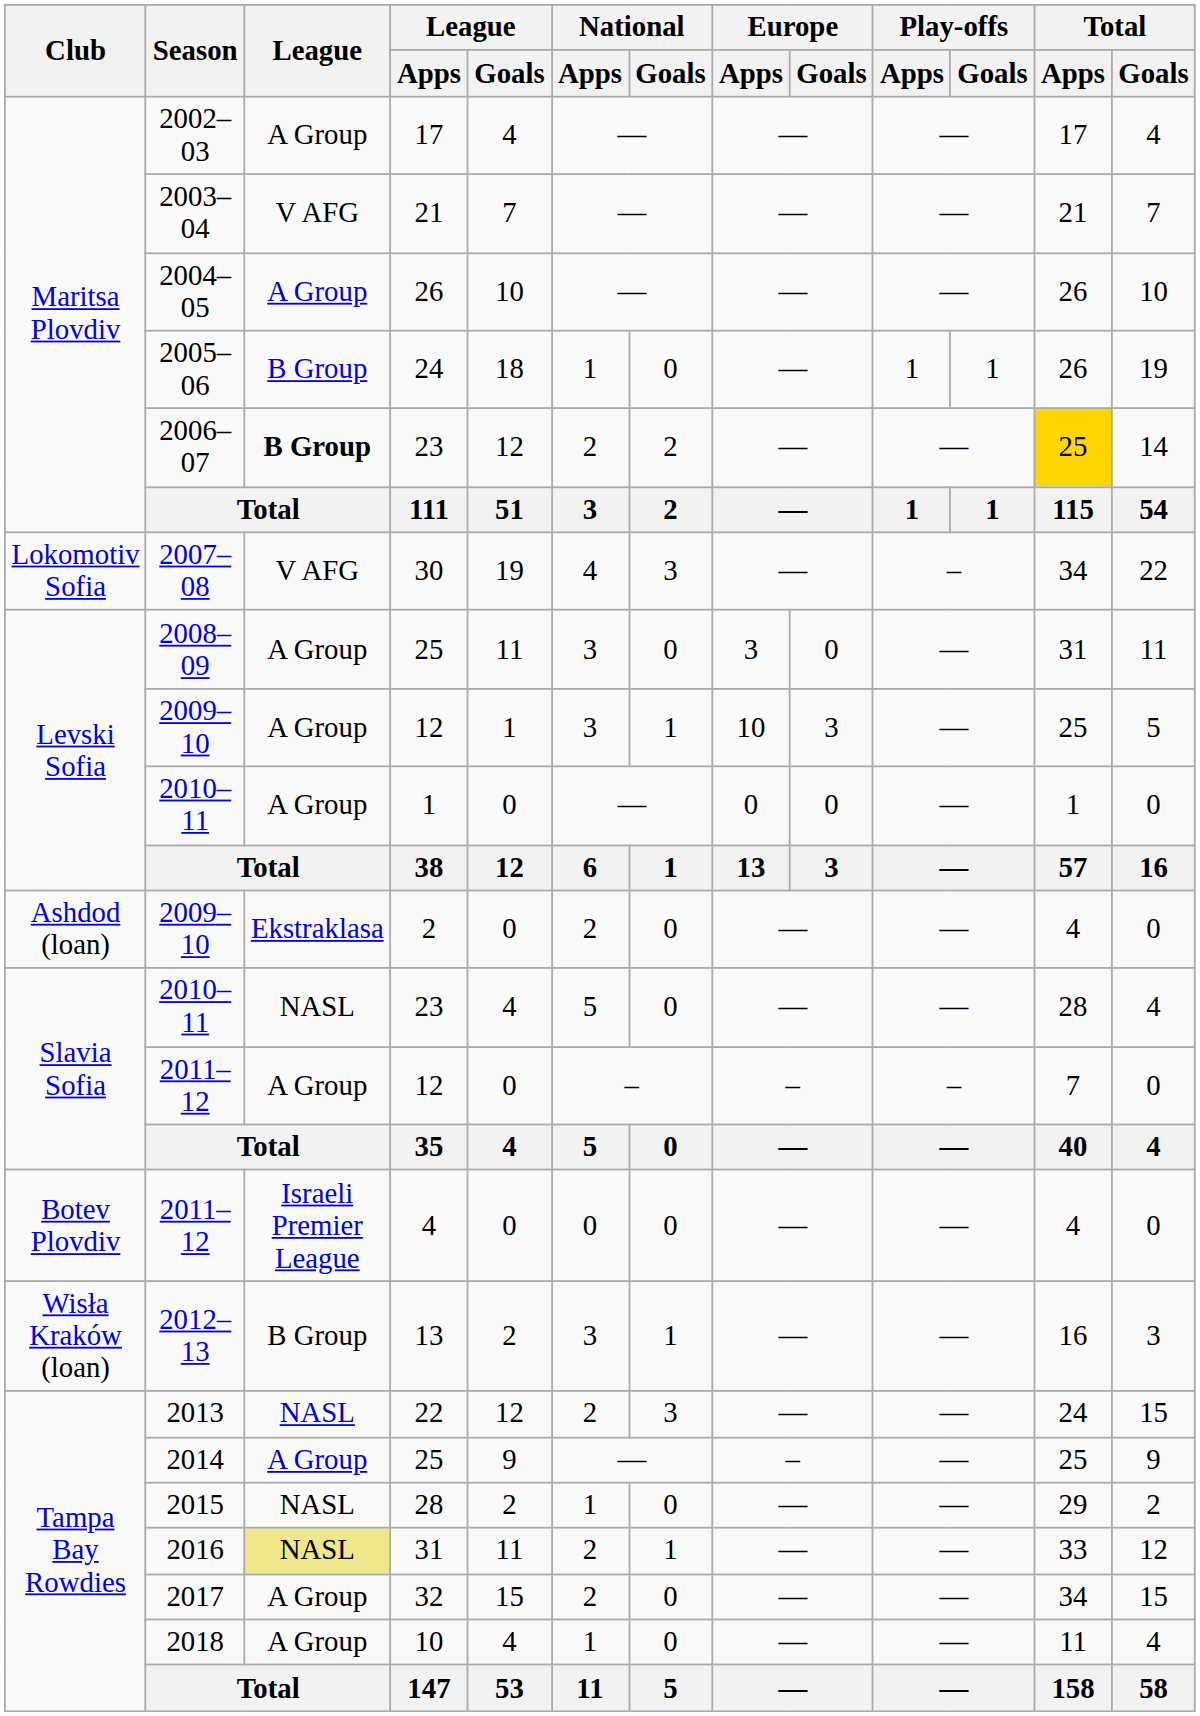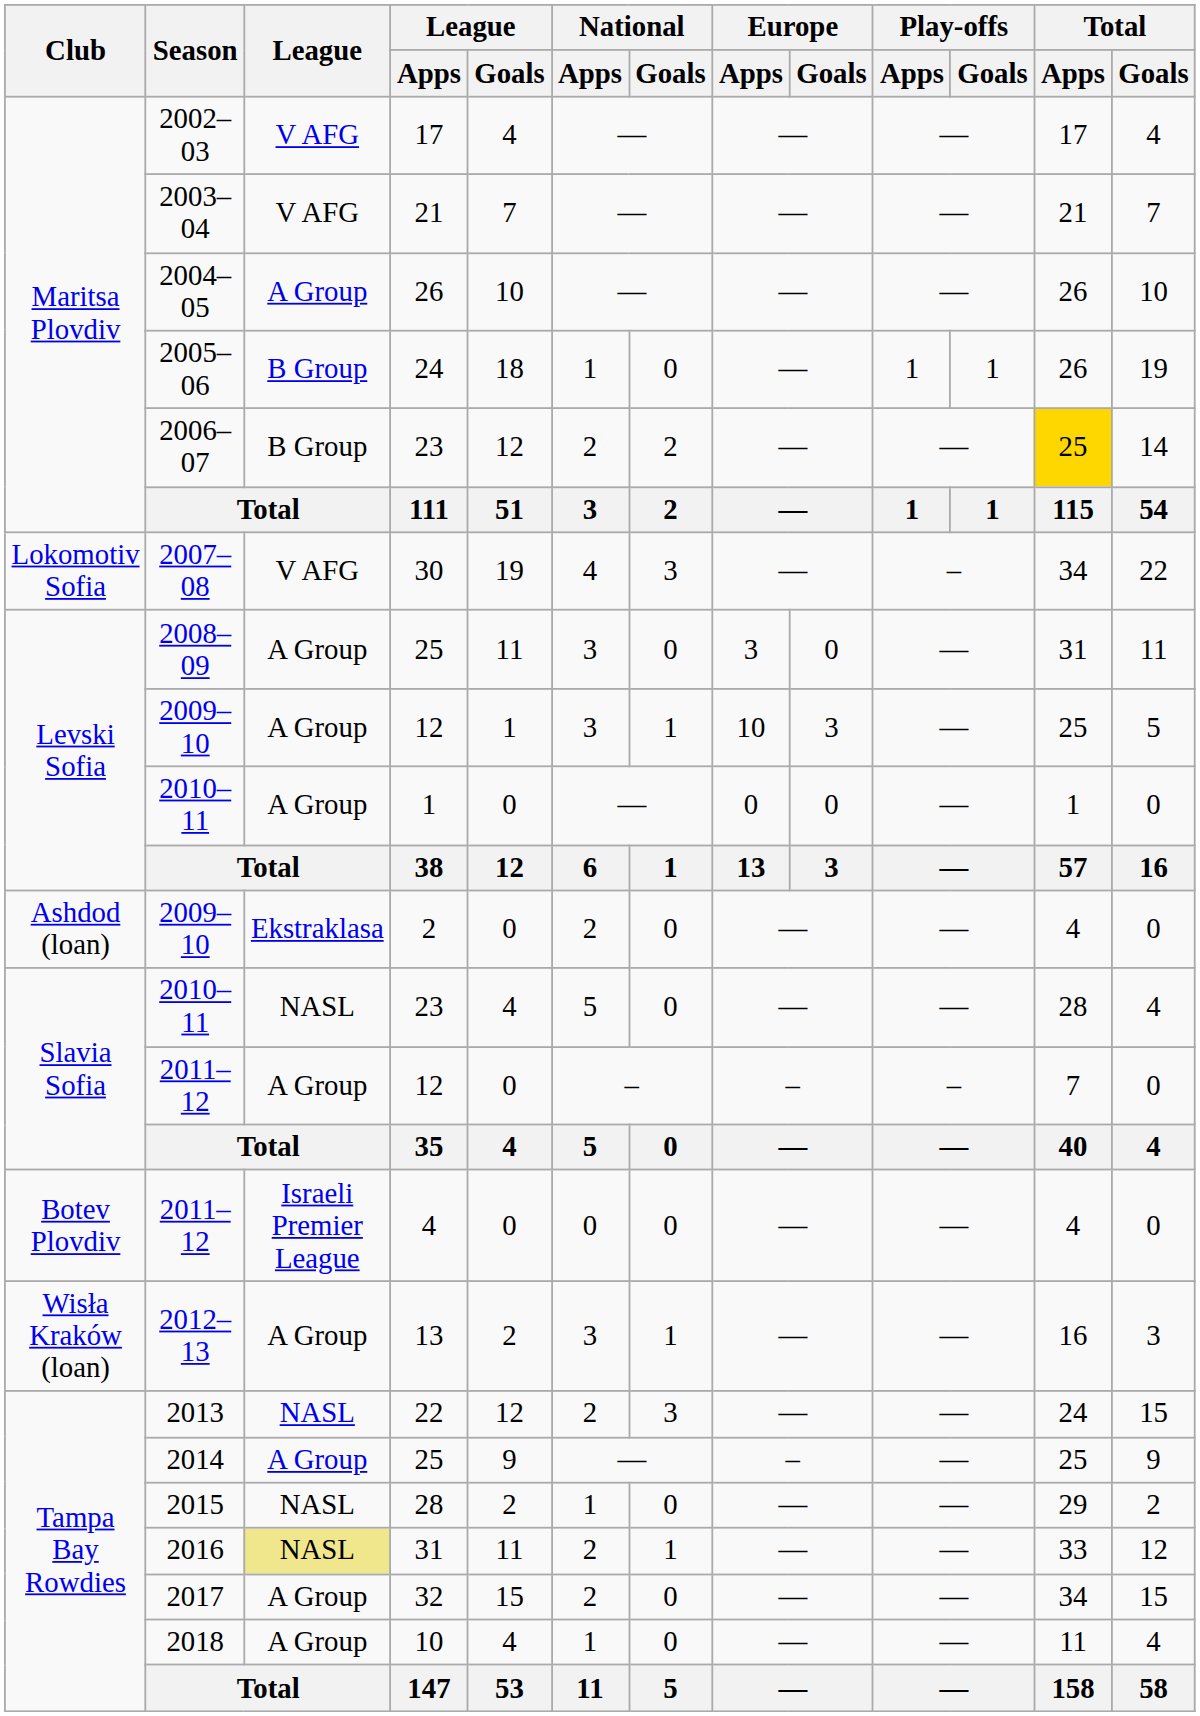(317, 134) A Group -> (317, 134) V AFG
(317, 447) bold -> (317, 447) normal
(317, 1335) B Group -> (317, 1335) A Group
